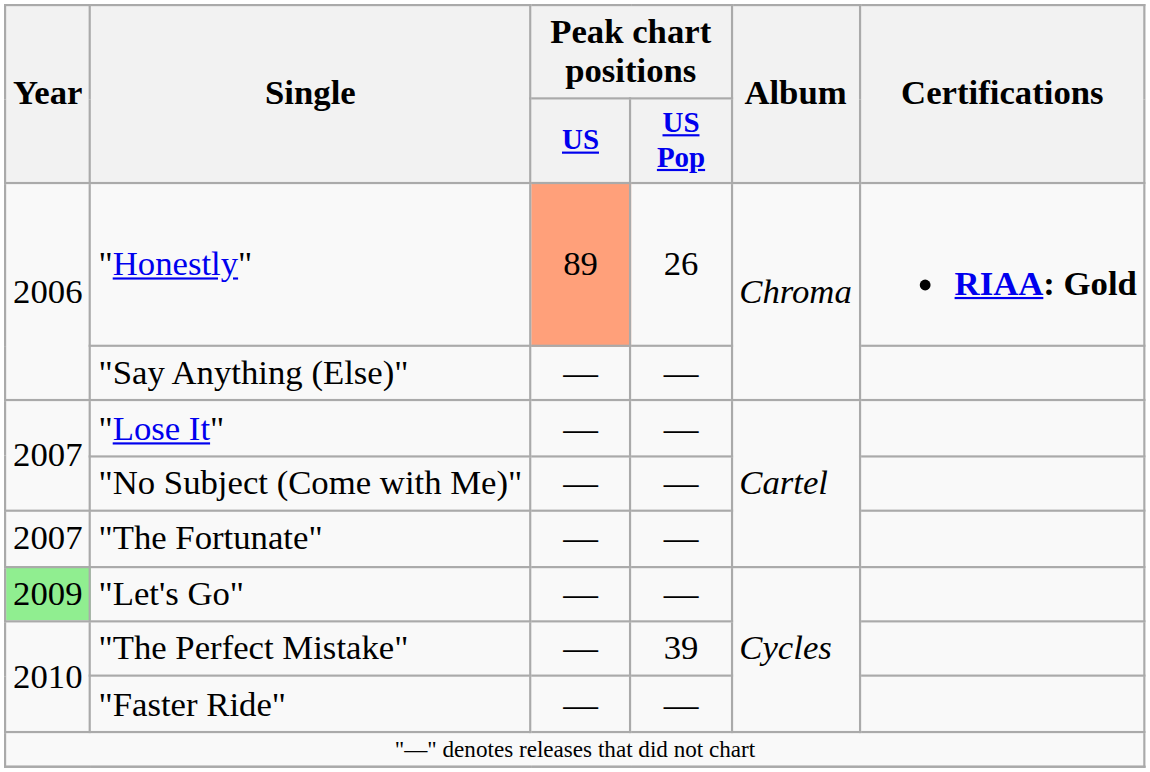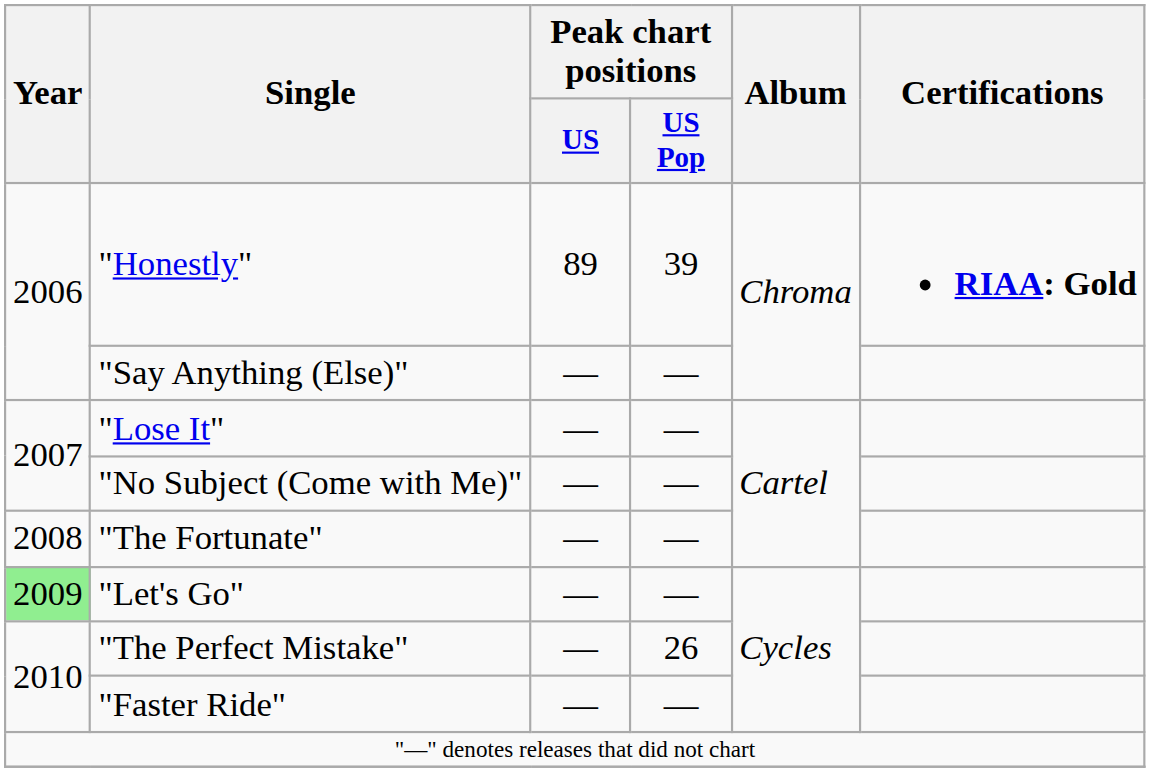(581, 263) lightsalmon background -> (581, 263) no background
(681, 263) 26 -> (681, 263) 39
(48, 538) 2007 -> (48, 538) 2008
(681, 648) 39 -> (681, 648) 26
